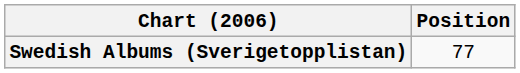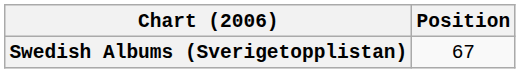(463, 52) 77 -> (463, 52) 67
